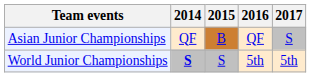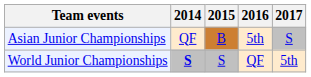(255, 38) QF -> (255, 38) 5th
(255, 61) 5th -> (255, 61) QF
